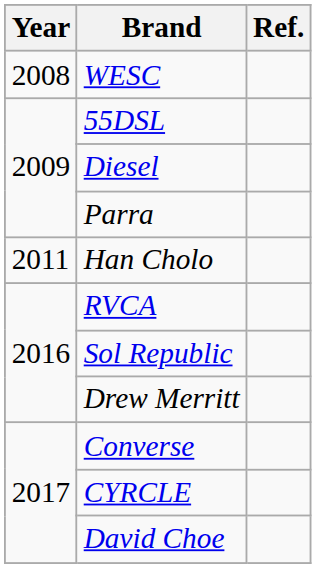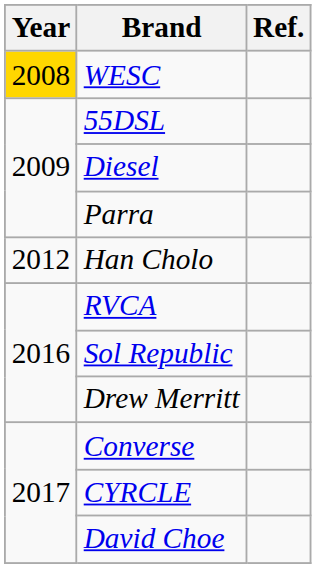(41, 74) no background -> (41, 74) gold background
(40, 259) 2011 -> (41, 259) 2012
